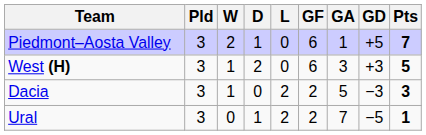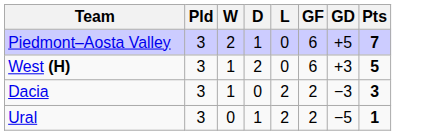- column: (343, 17)
